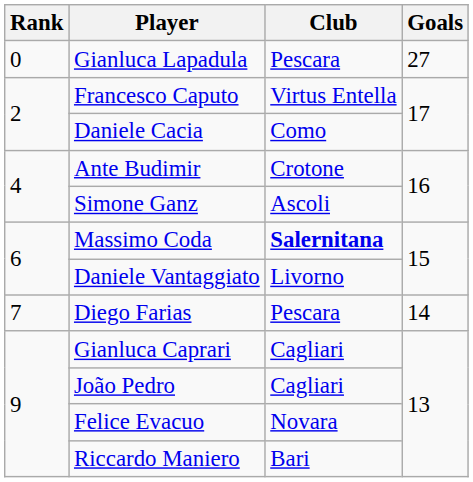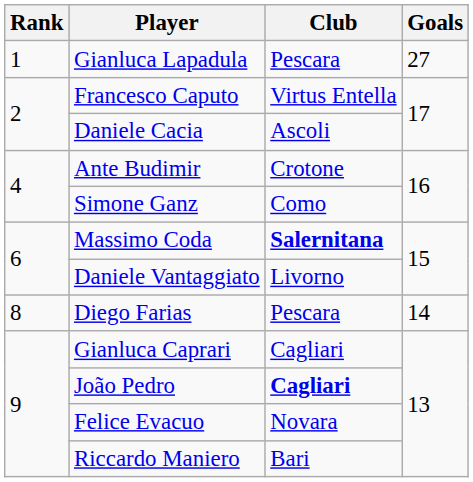(16, 58) 0 -> (16, 58) 1
(298, 131) Como -> (300, 131) Ascoli
(300, 204) Ascoli -> (298, 204) Como
(16, 312) 7 -> (16, 312) 8
(307, 385) normal -> (310, 385) bold
